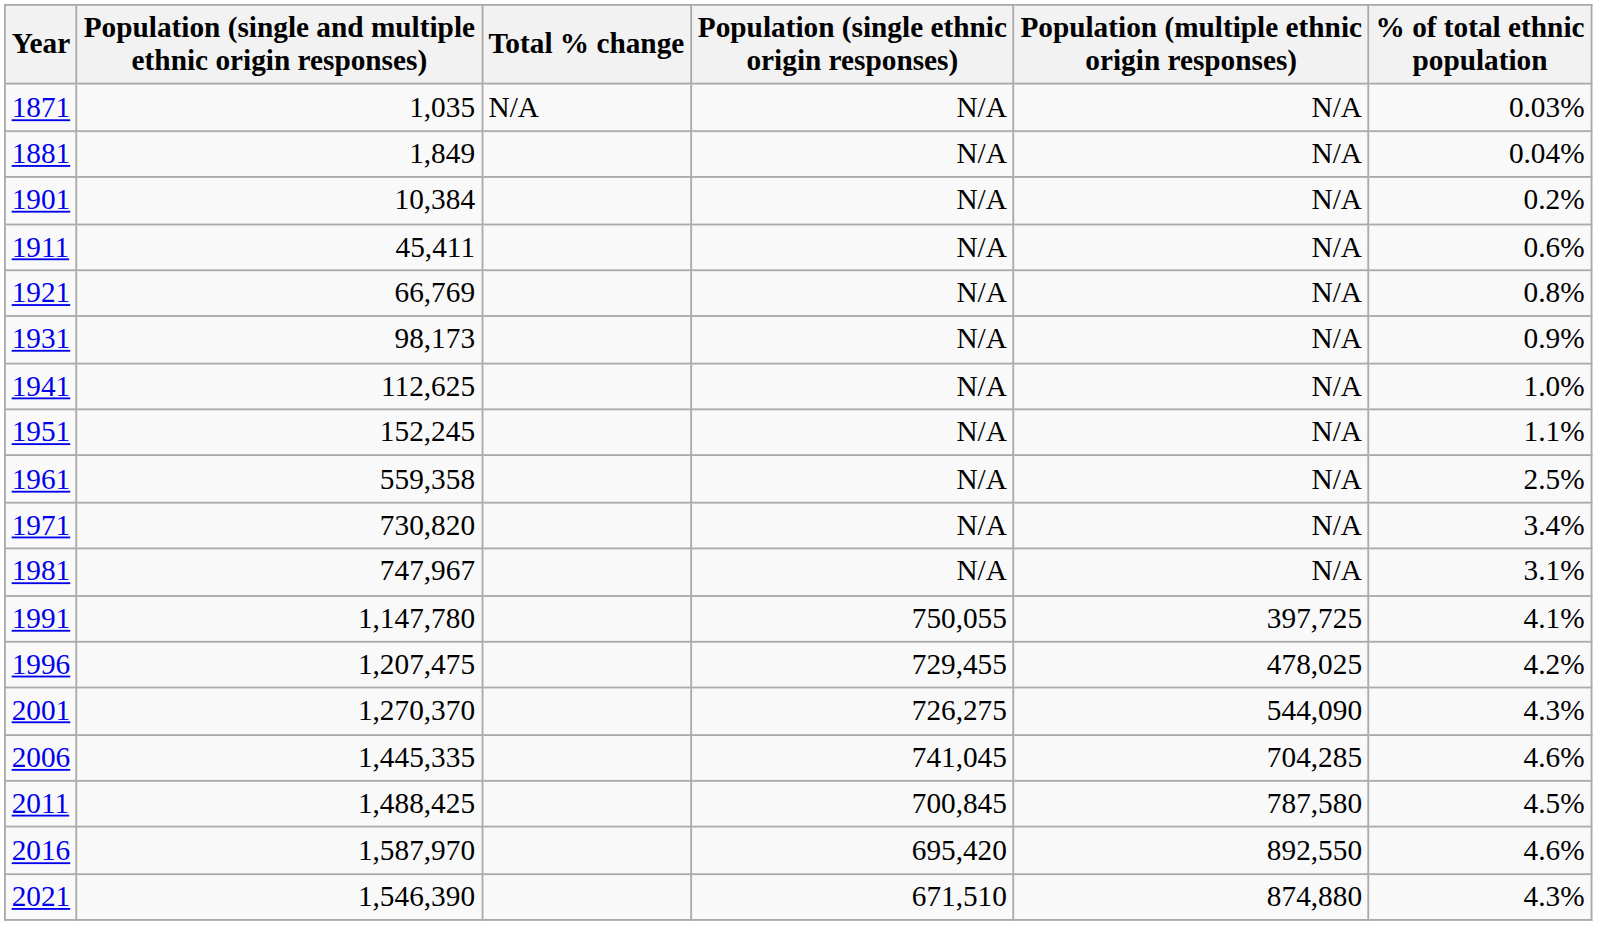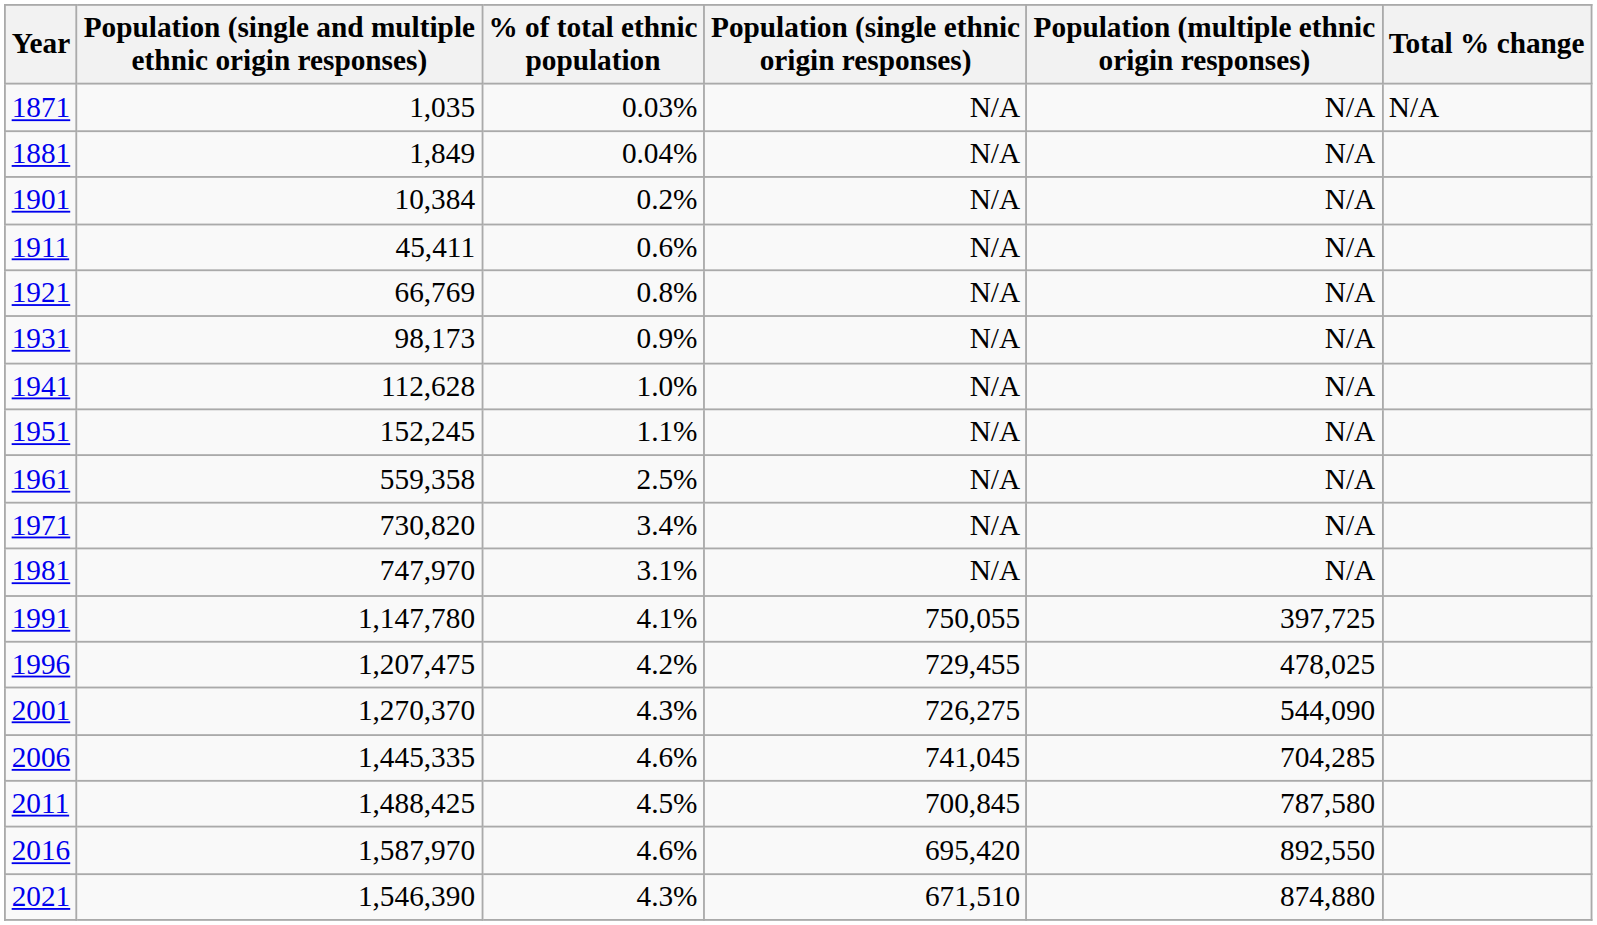columns swapped: (1480, 44) <-> (586, 44)
(428, 385) 112,625 -> (428, 385) 112,628
(427, 571) 747,967 -> (427, 571) 747,970
